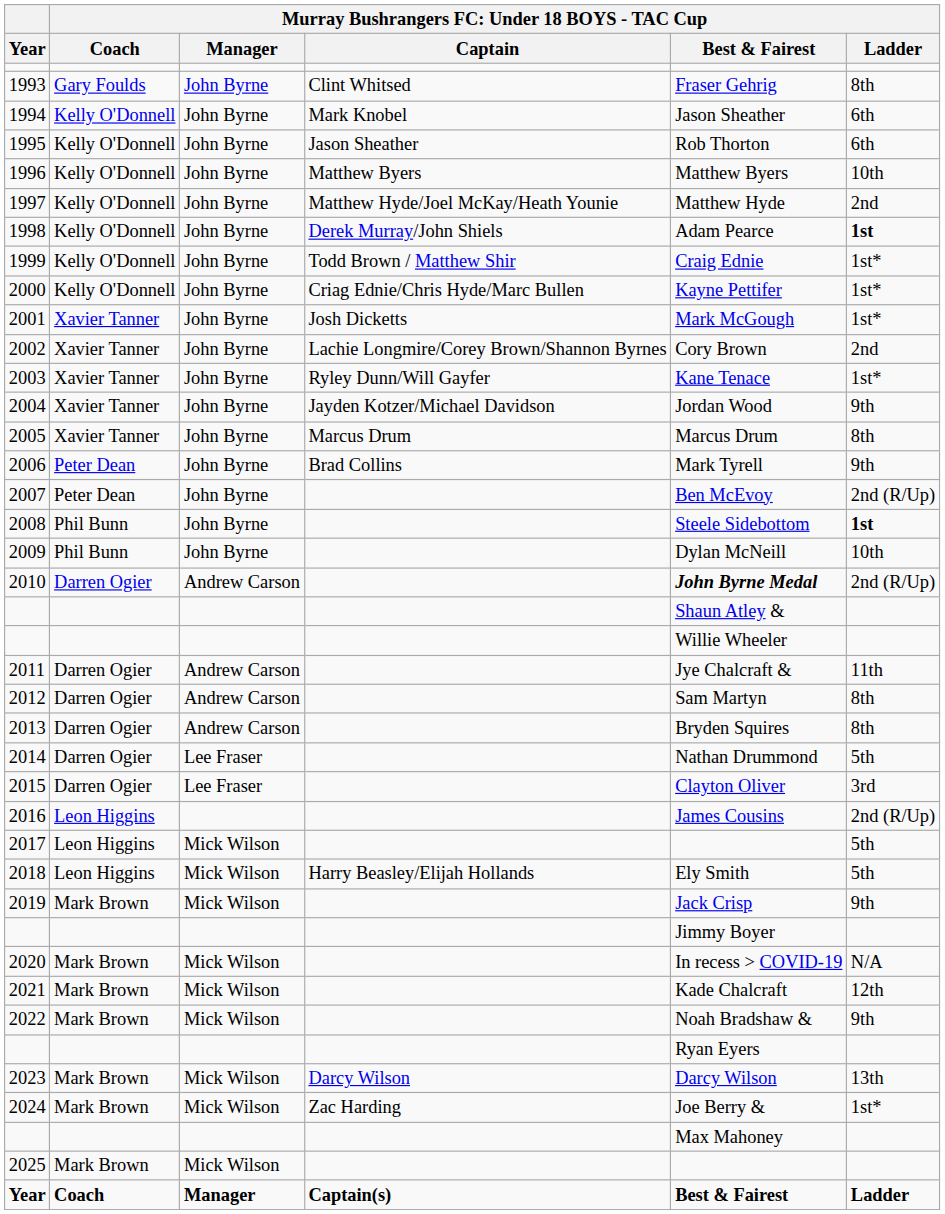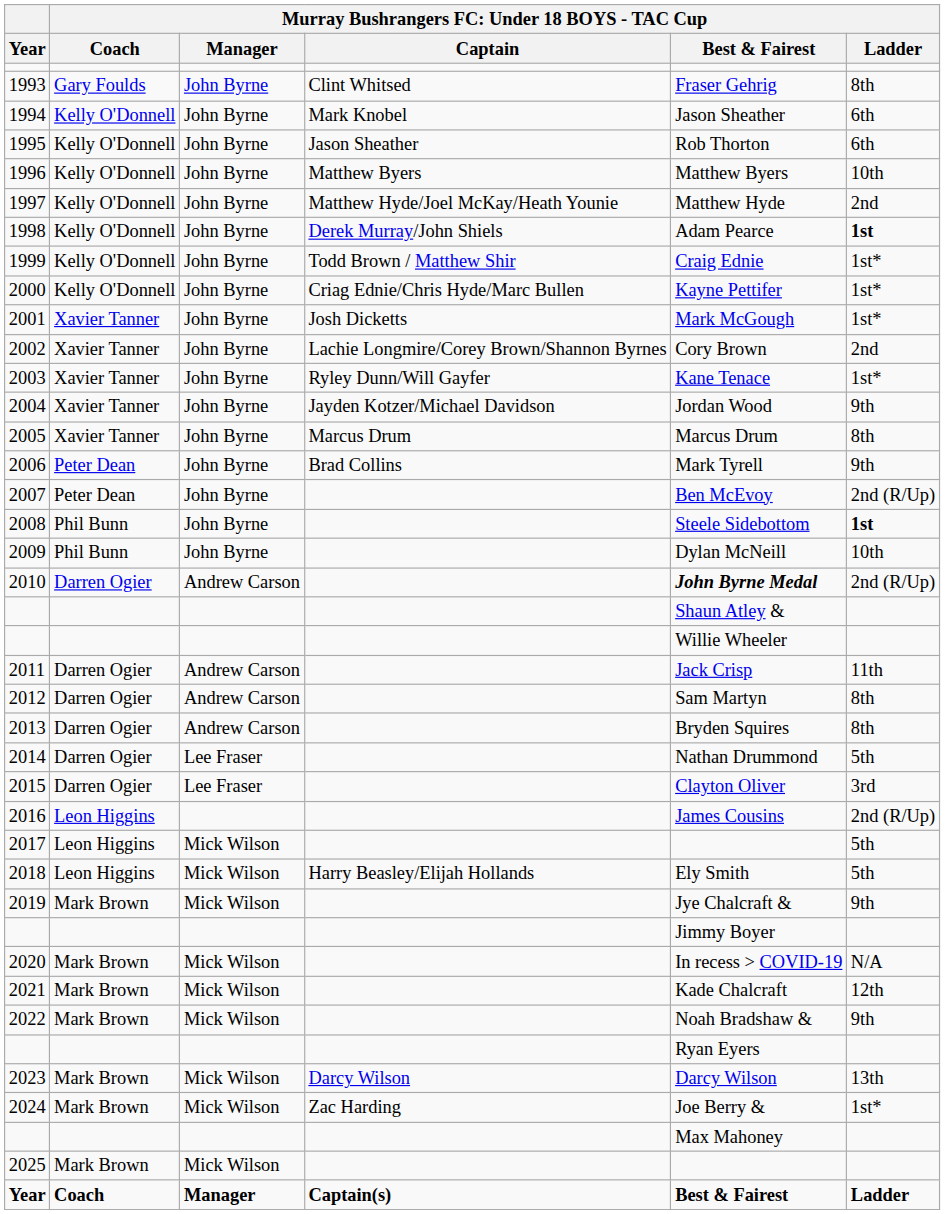(733, 669) Jye Chalcraft & -> (714, 669) Jack Crisp
(714, 903) Jack Crisp -> (733, 903) Jye Chalcraft &
